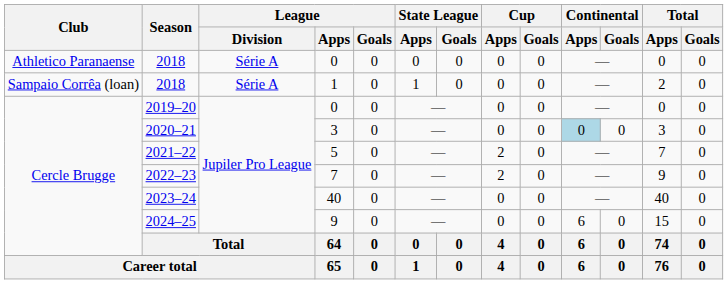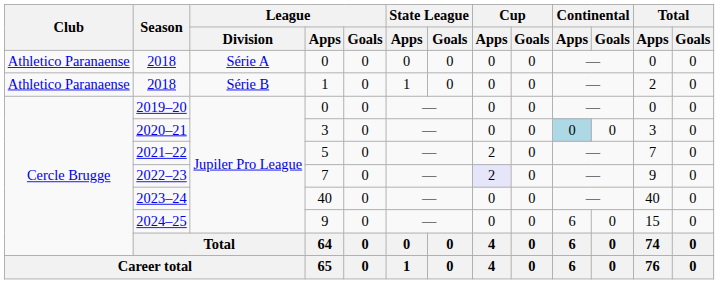(73, 84) Sampaio Corrêa (loan) -> (69, 84) Athletico Paranaense
(257, 84) Série A -> (248, 84) Série B
(501, 175) no background -> (492, 175) lavender background
